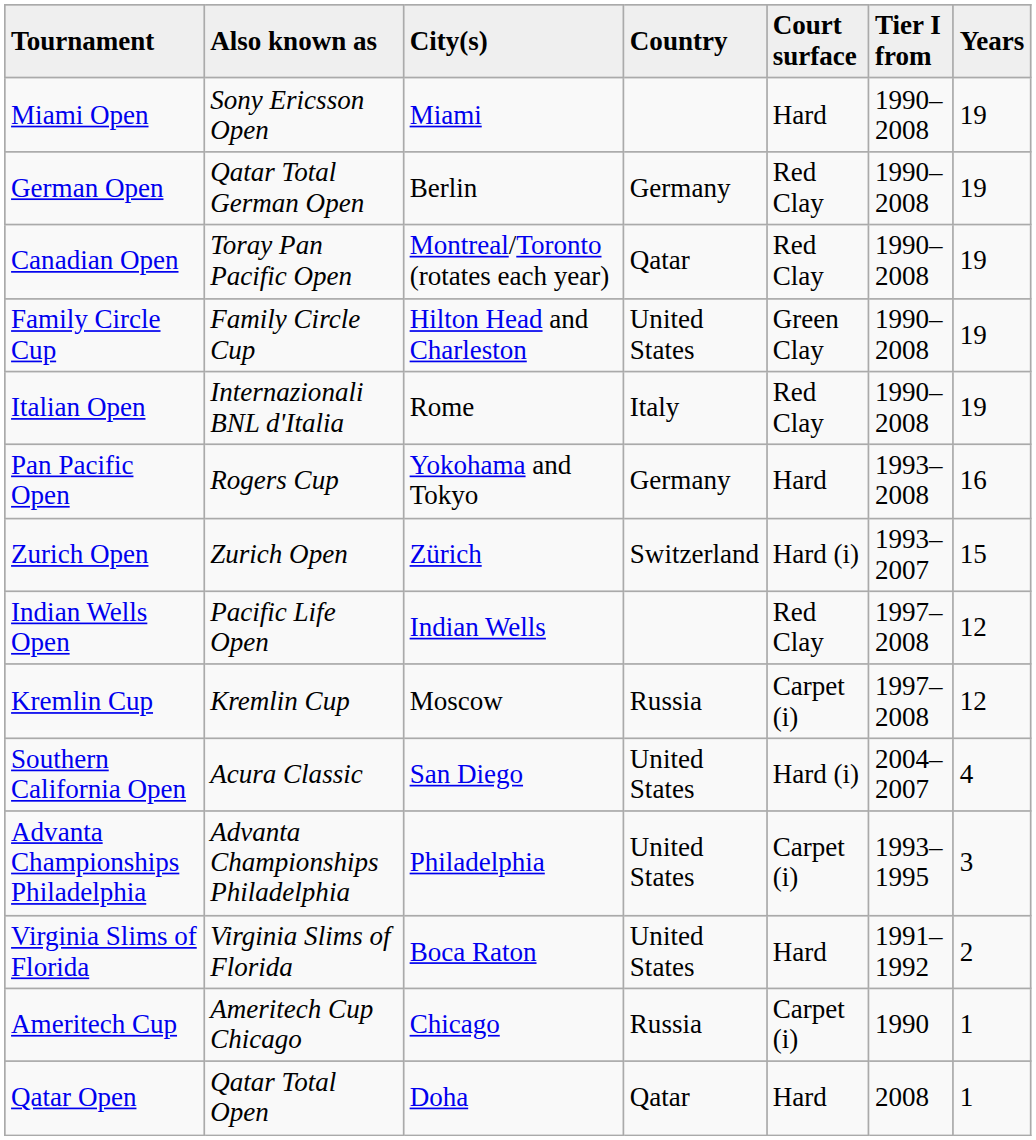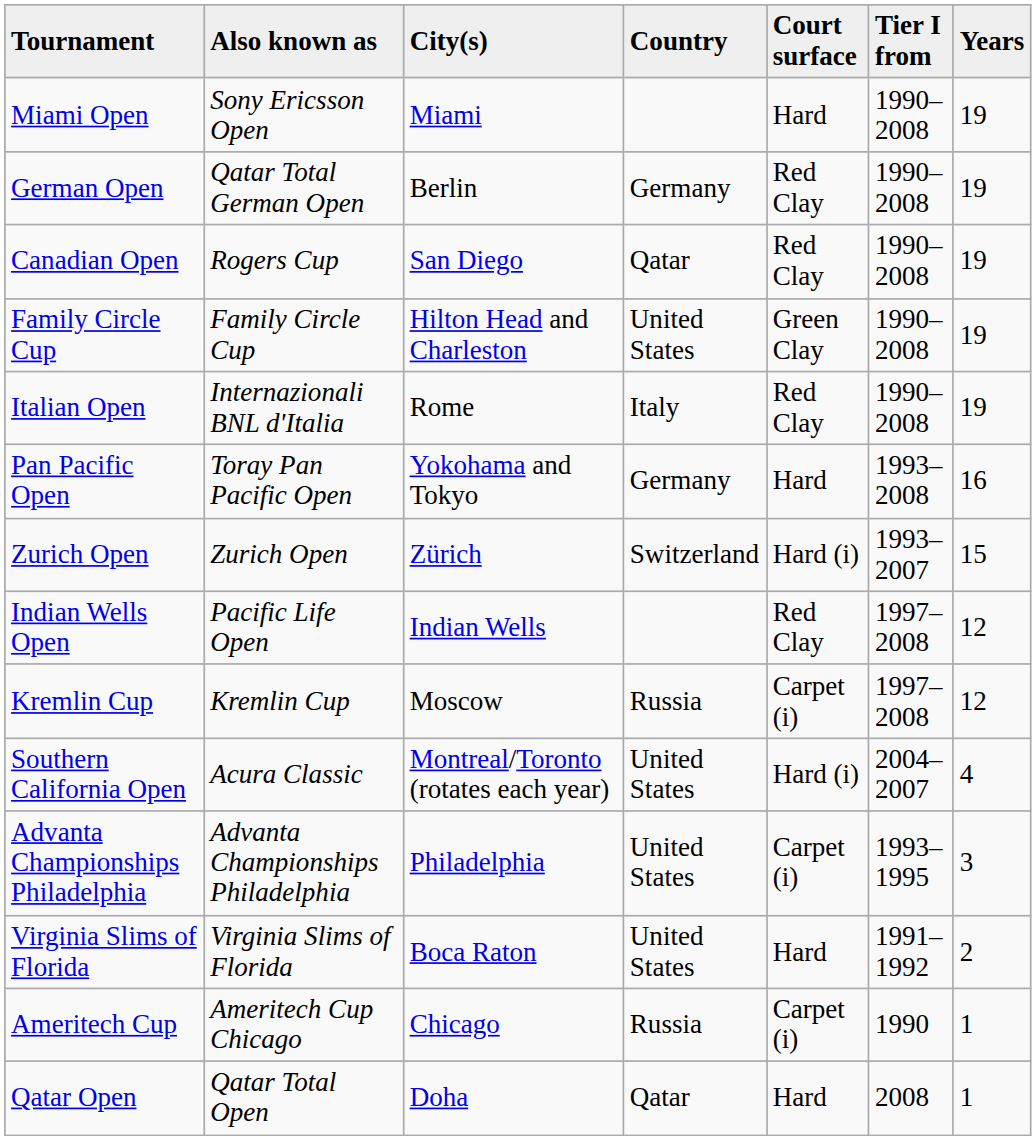(281, 261) Toray Pan Pacific Open -> (274, 261) Rogers Cup
(509, 261) Montreal/Toronto (rotates each year) -> (466, 261) San Diego
(274, 480) Rogers Cup -> (281, 480) Toray Pan Pacific Open
(466, 774) San Diego -> (509, 774) Montreal/Toronto (rotates each year)
